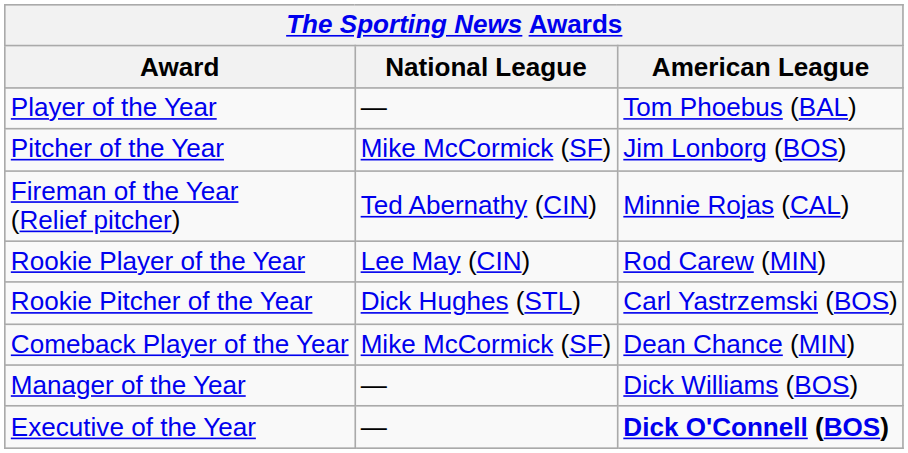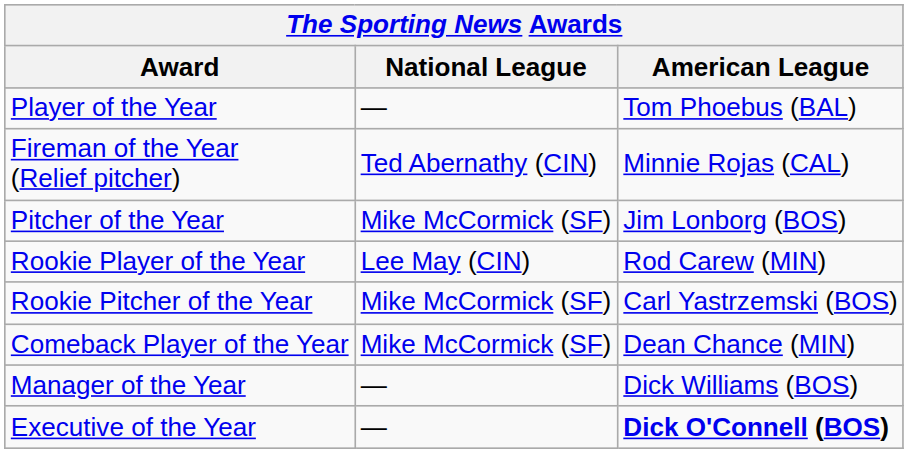rows swapped: (117, 149) <-> (125, 205)
(471, 302) Dick Hughes (STL) -> (486, 302) Mike McCormick (SF)
